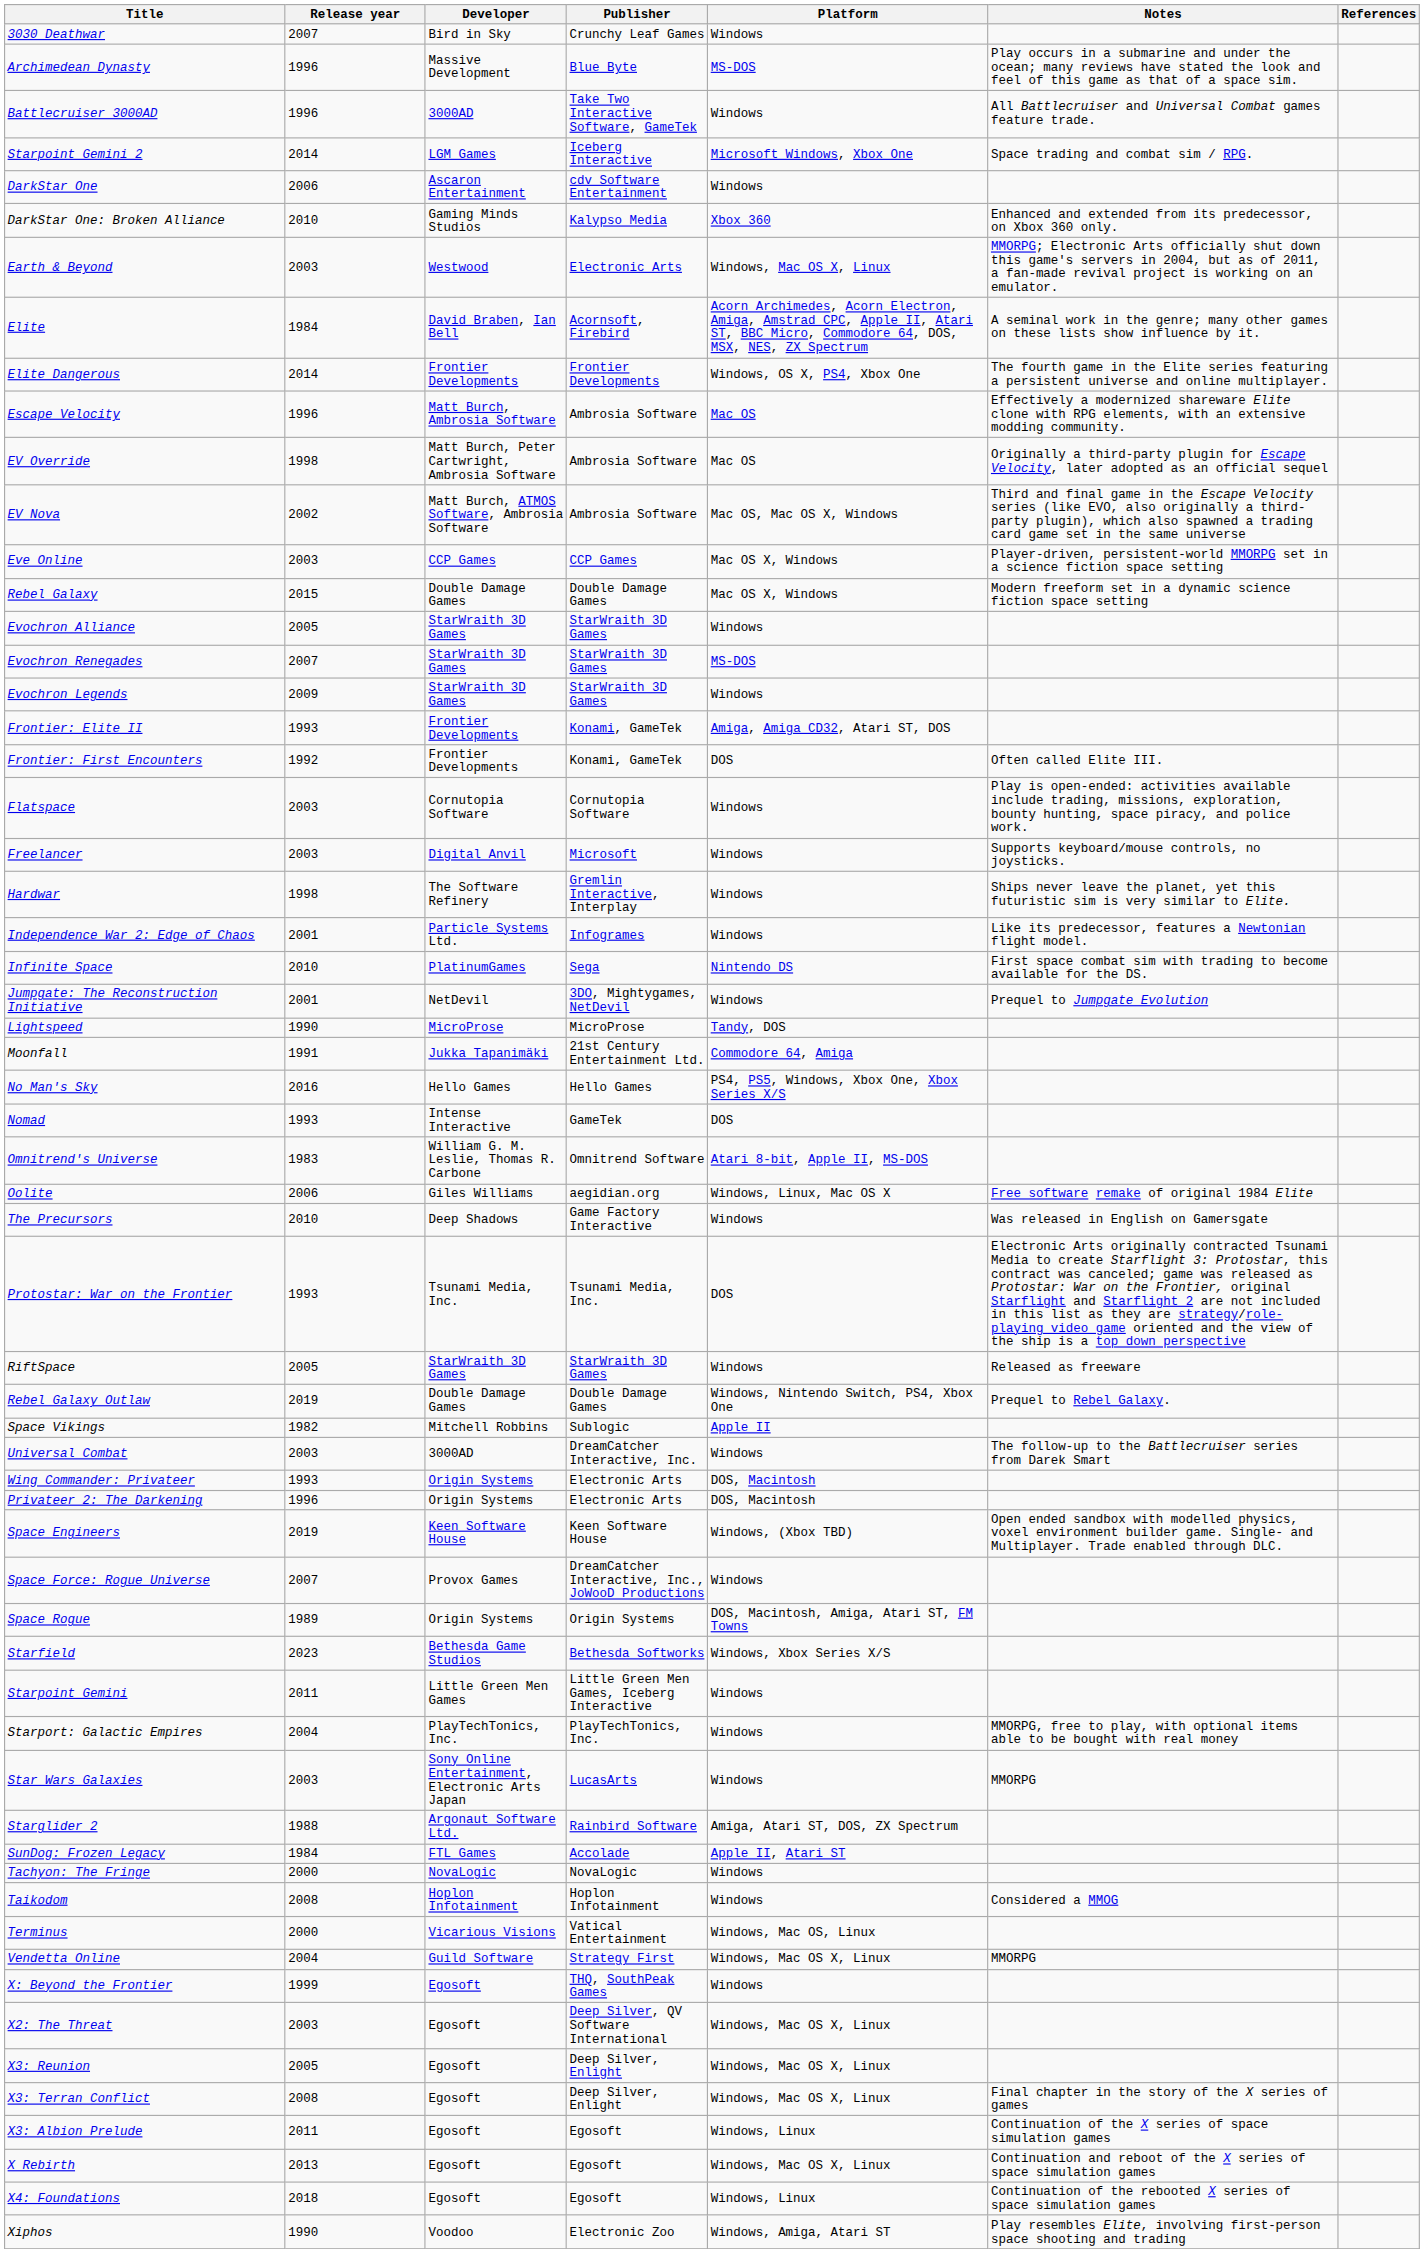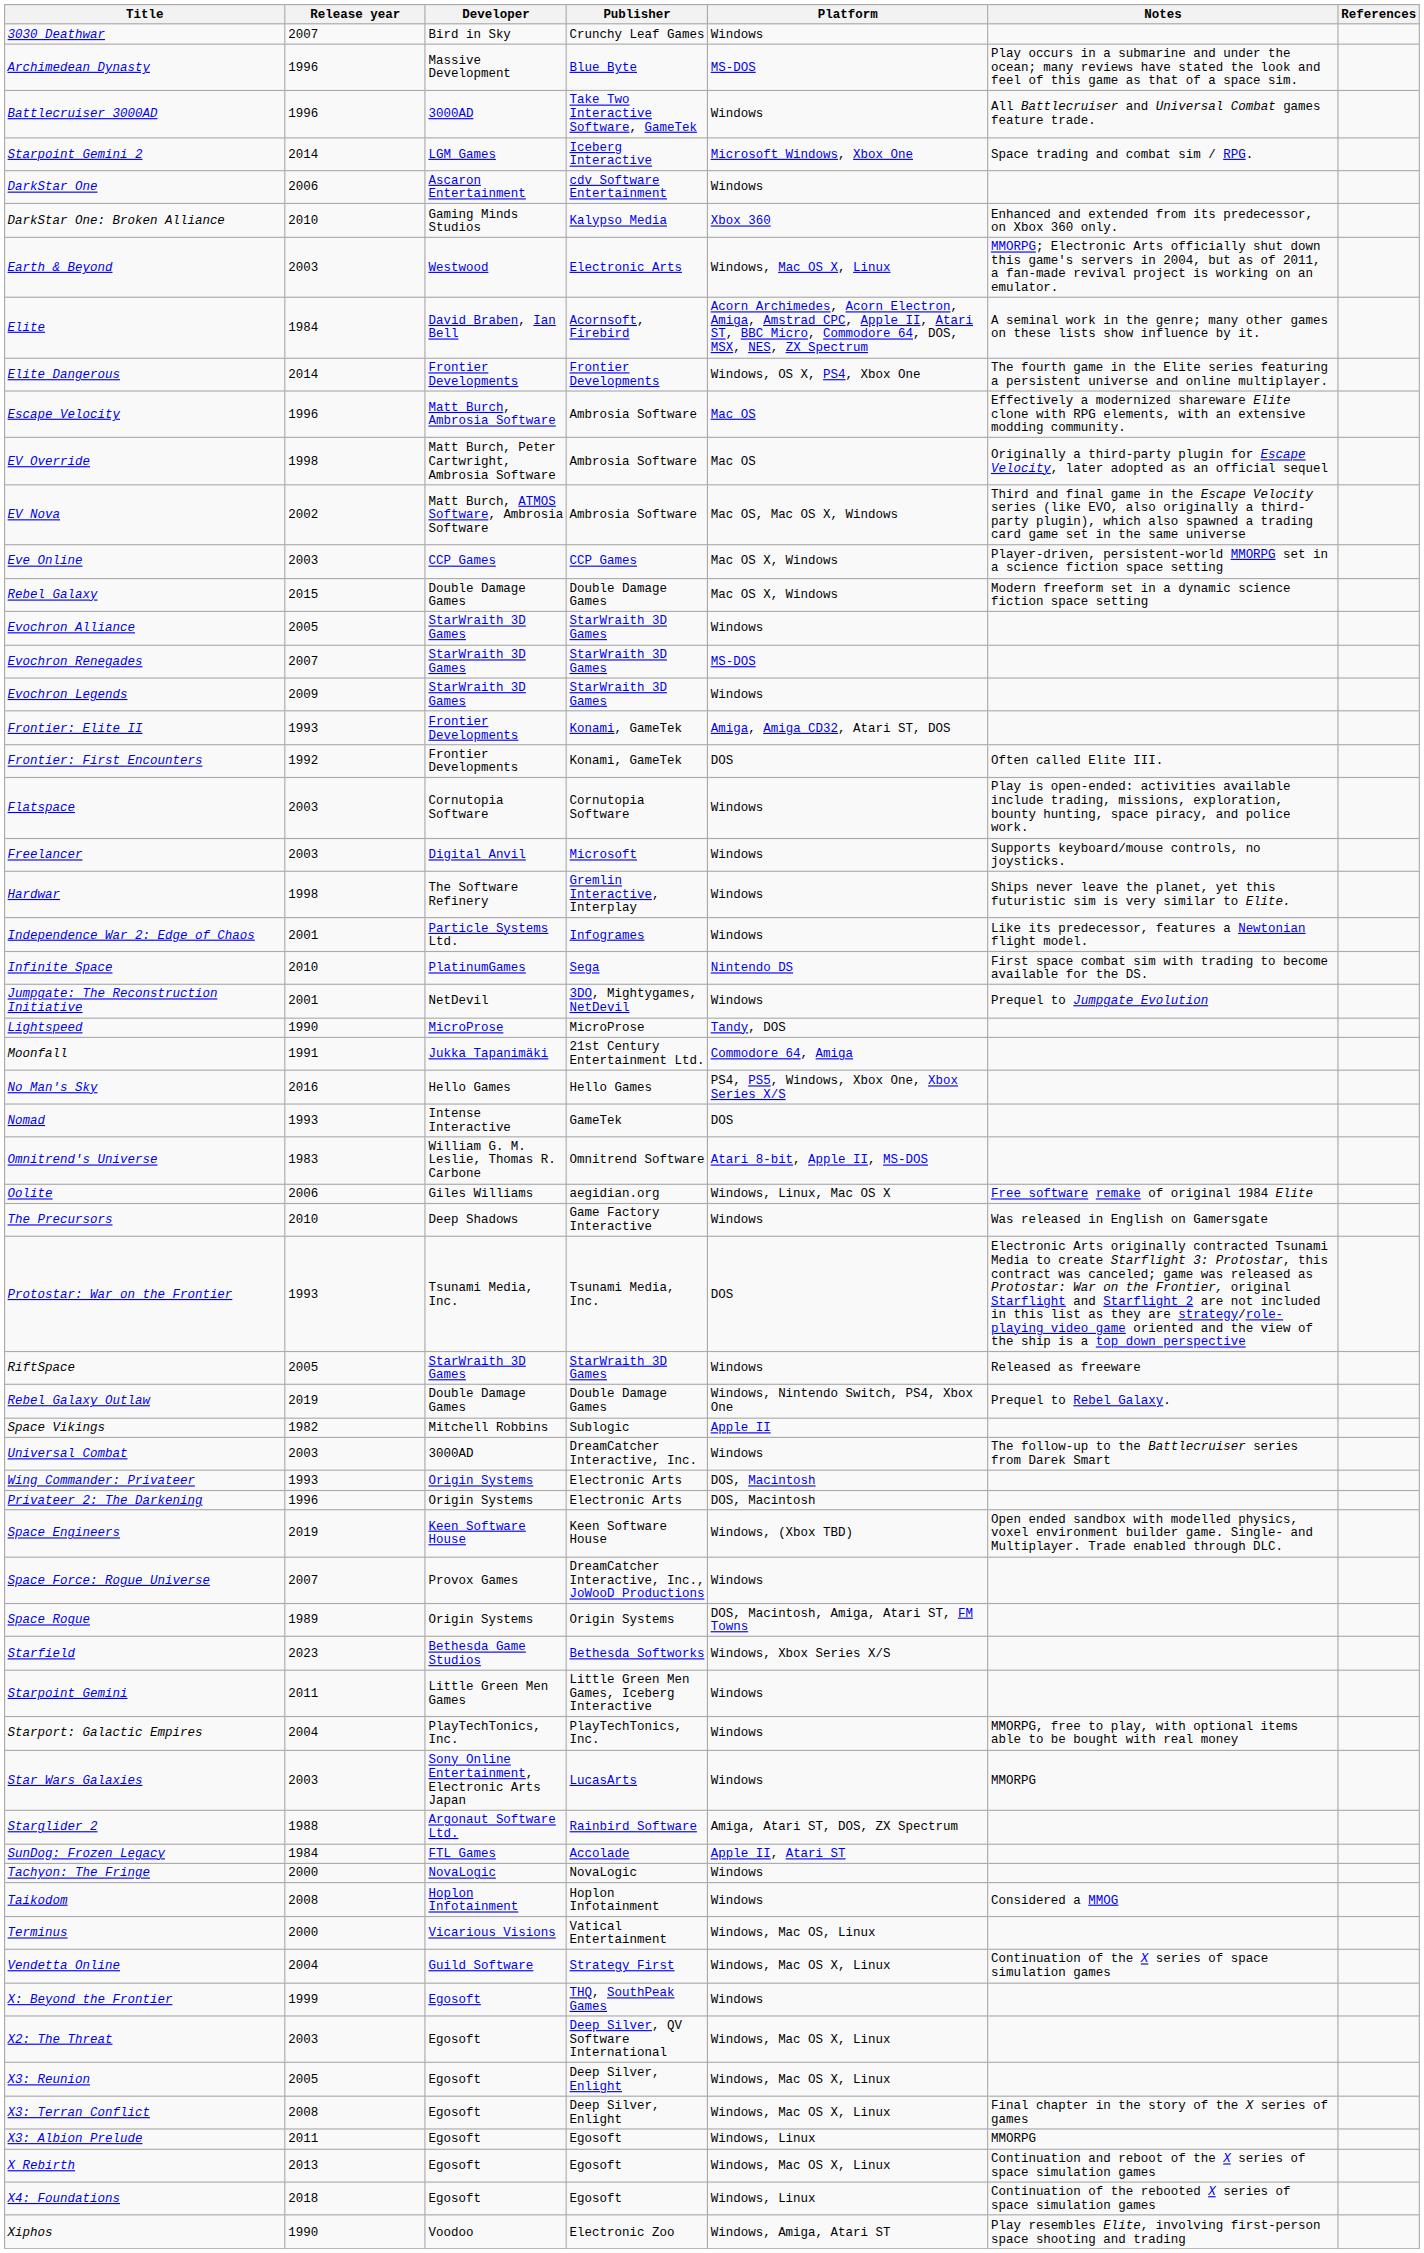(1013, 1959) MMORPG -> (1130, 1966) Continuation of the X series of space simulation games
(1130, 2132) Continuation of the X series of space simulation games -> (1013, 2139) MMORPG
